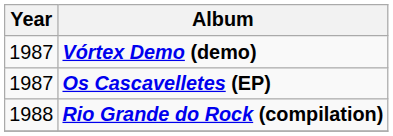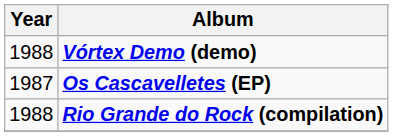(31, 51) 1987 -> (31, 51) 1988
